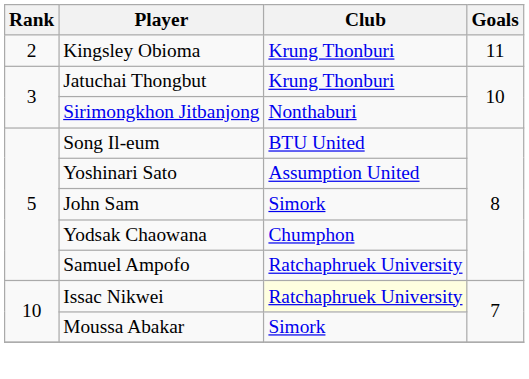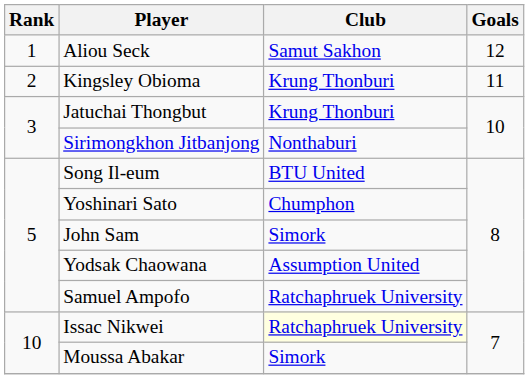+ row: (106, 50)
(344, 173) Assumption United -> (311, 204) Chumphon
(311, 234) Chumphon -> (344, 265) Assumption United
